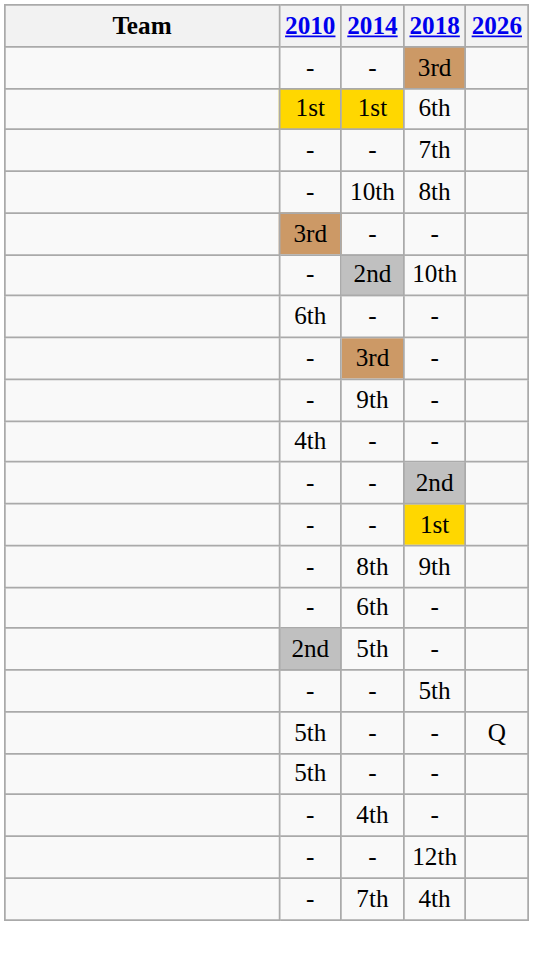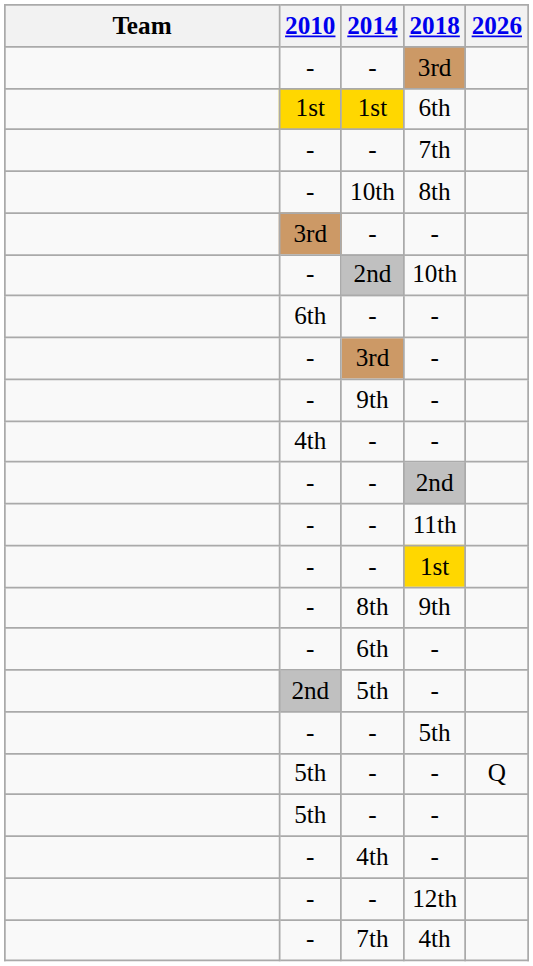+ row: (372, 524)
